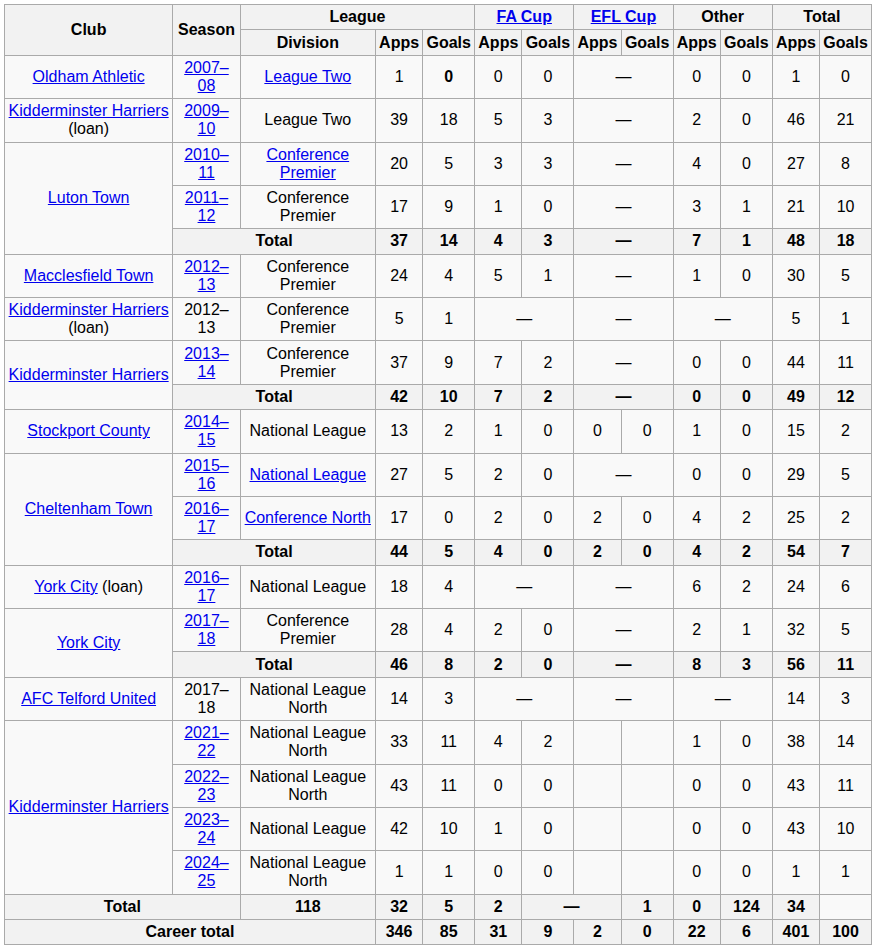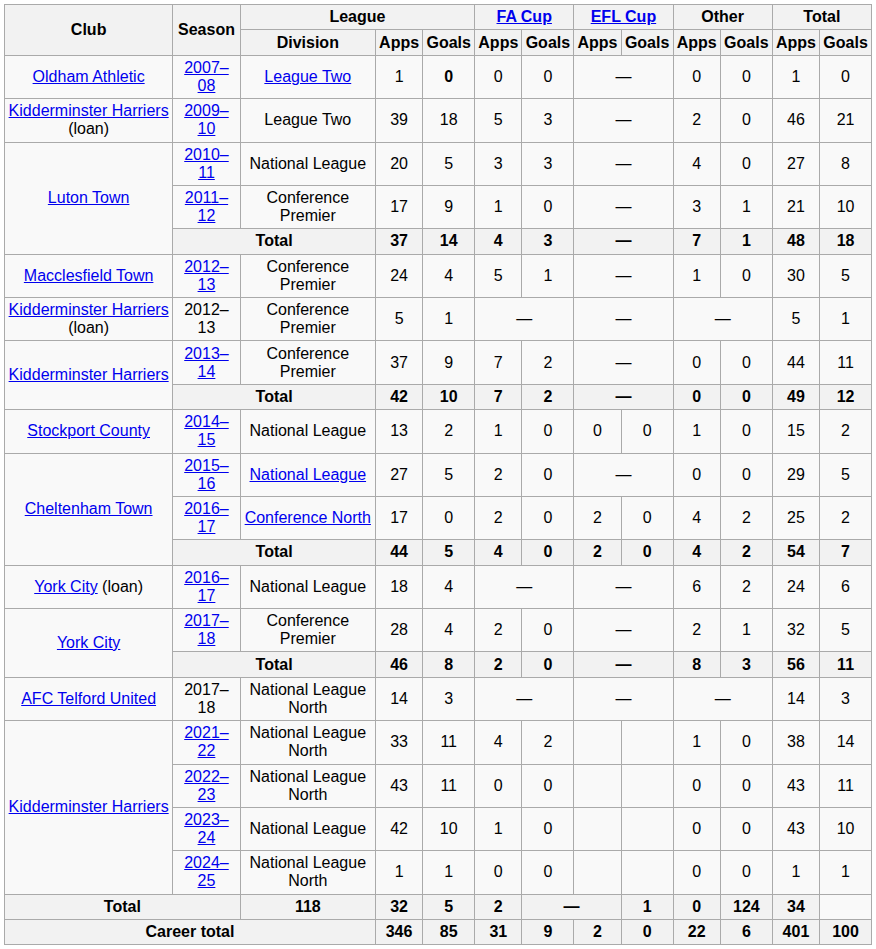(308, 163) Conference Premier -> (308, 163) National League
